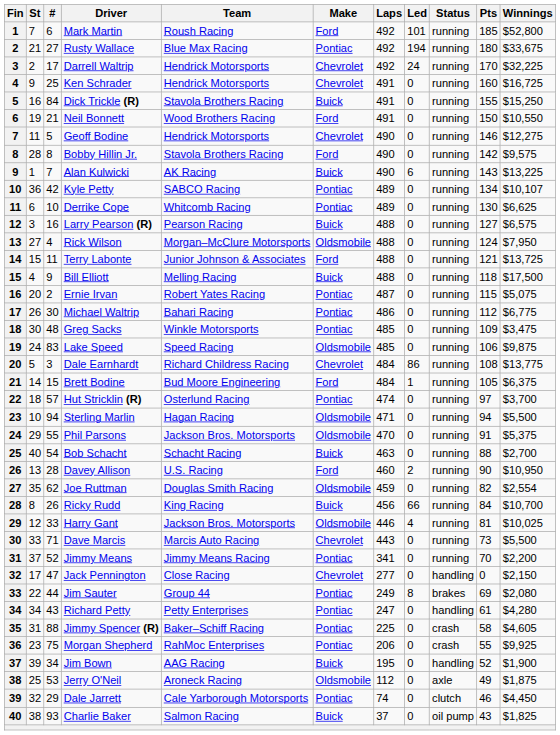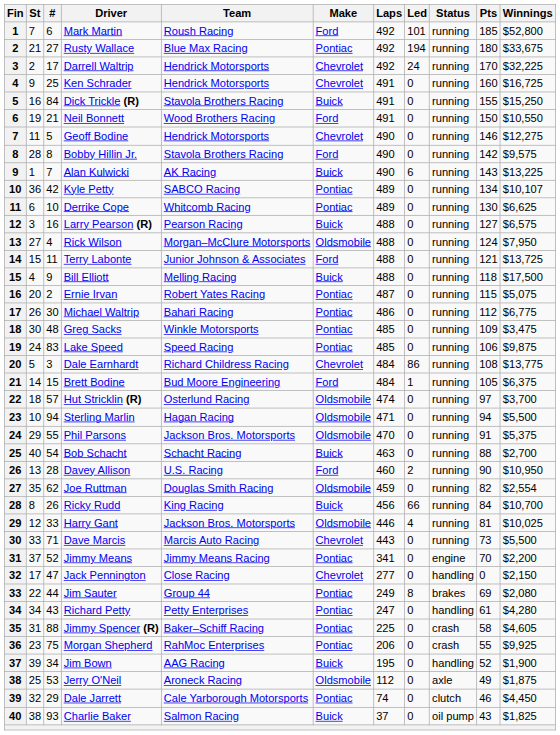(343, 347) Oldsmobile -> (334, 347) Pontiac
(334, 400) Pontiac -> (343, 400) Oldsmobile
(451, 558) running -> (449, 558) engine
